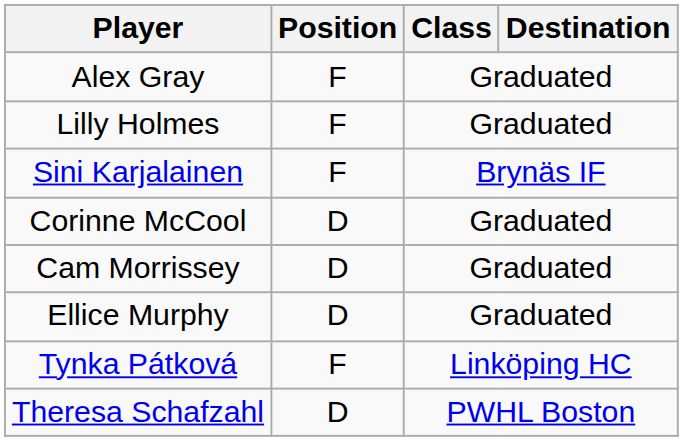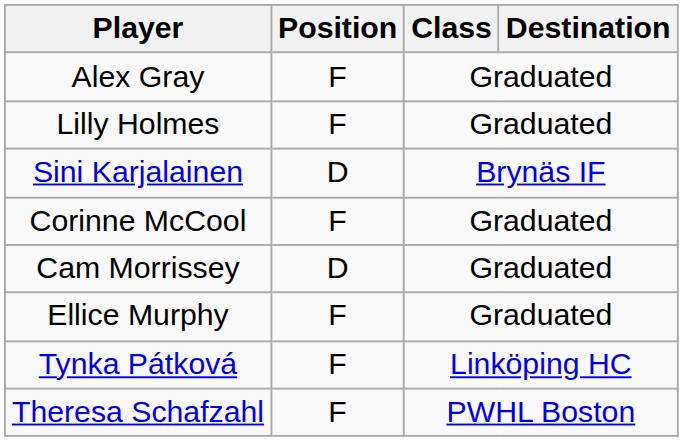(338, 172) F -> (338, 172) D
(338, 220) D -> (338, 220) F
(338, 316) D -> (338, 316) F
(338, 412) D -> (338, 412) F
